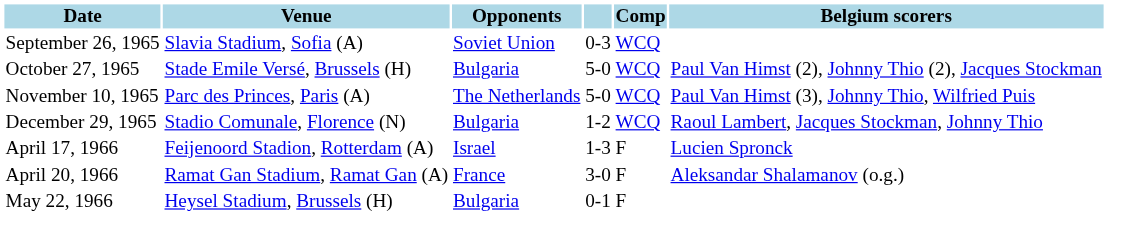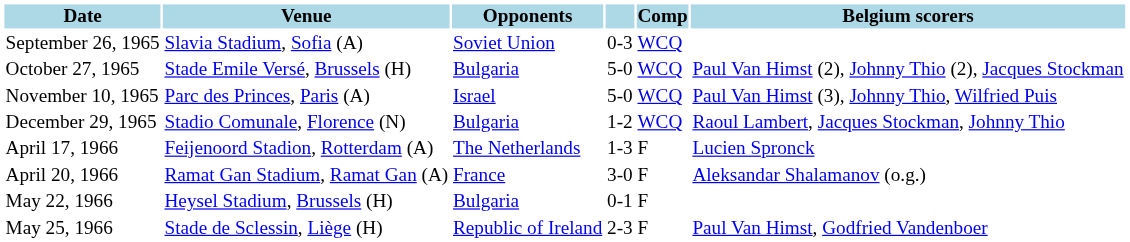(517, 95) The Netherlands -> (474, 95) Israel
(474, 148) Israel -> (517, 148) The Netherlands
+ row: (59, 227)
